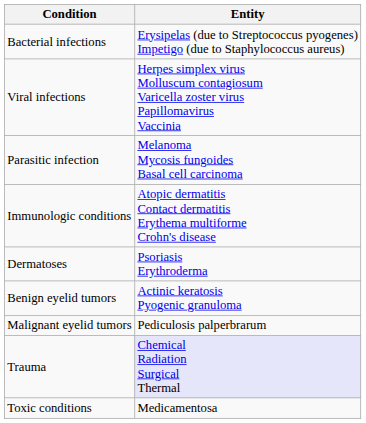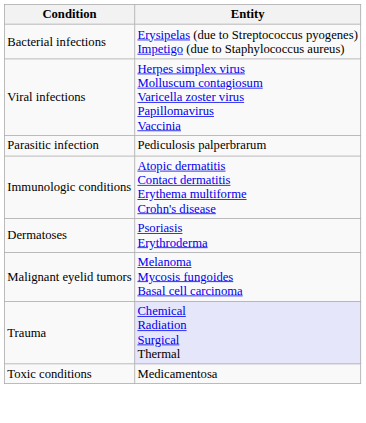(190, 159) Melanoma Mycosis fungoides Basal cell carcinoma -> (202, 145) Pediculosis palperbrarum
- row: (62, 298)
(202, 325) Pediculosis palperbrarum -> (190, 277) Melanoma Mycosis fungoides Basal cell carcinoma
